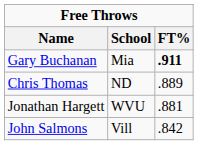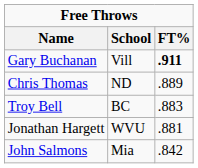(122, 60) Mia -> (122, 60) Vill
+ row: (35, 106)
(122, 128) Vill -> (122, 151) Mia
